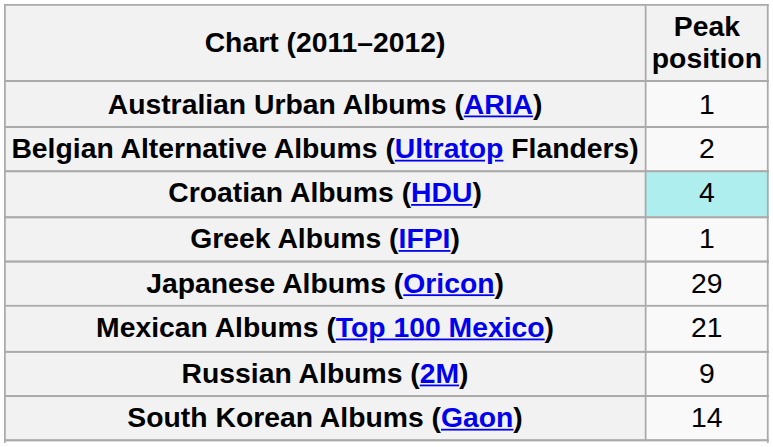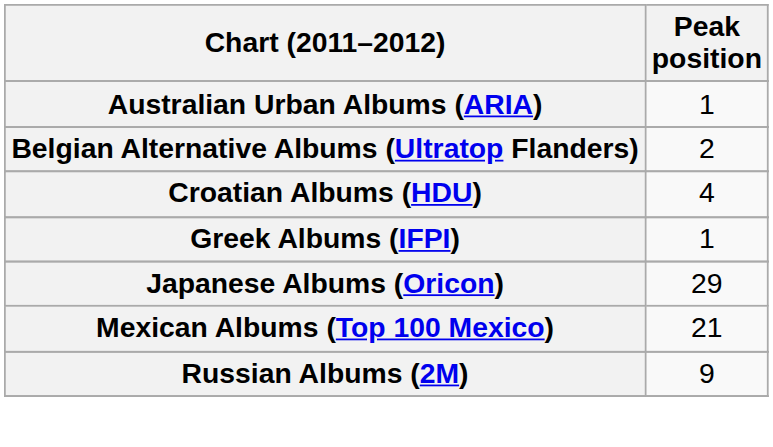(707, 193) paleturquoise background -> (707, 193) no background
- row: (325, 418)
